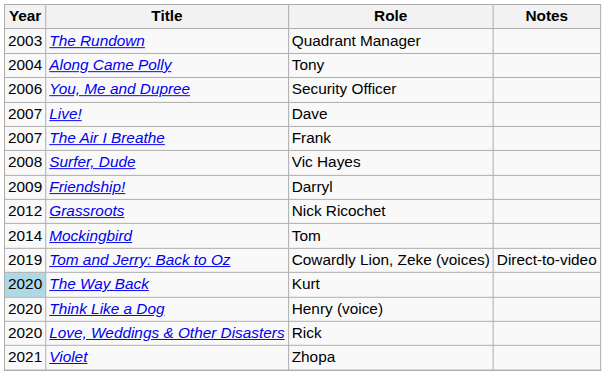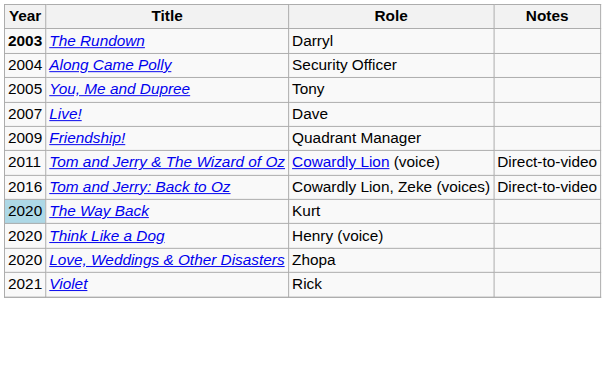(25, 41) normal -> (25, 41) bold
(356, 41) Quadrant Manager -> (313, 41) Darryl
(308, 65) Tony -> (344, 65) Security Officer
(25, 89) 2006 -> (25, 89) 2005
(344, 89) Security Officer -> (308, 89) Tony
- row: (107, 138)
- row: (92, 162)
(312, 187) Darryl -> (357, 138) Quadrant Manager
+ row: (167, 162)
- row: (87, 211)
- row: (91, 235)
(25, 260) 2019 -> (25, 187) 2016
(307, 333) Rick -> (314, 260) Zhopa
(313, 357) Zhopa -> (307, 284) Rick
